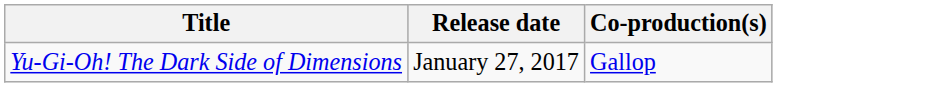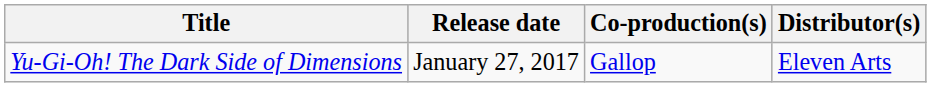+ column: (849, 23)
